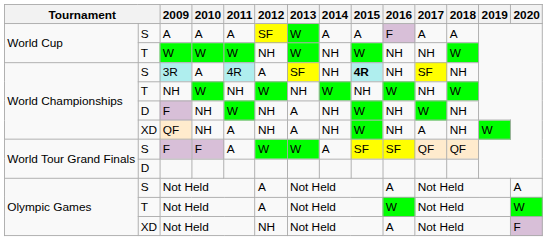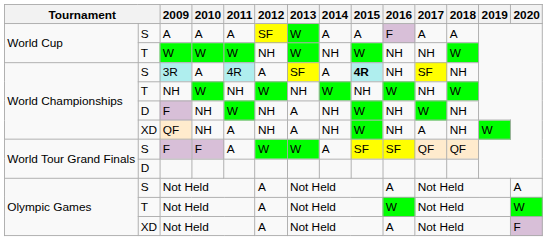(330, 72) NH -> (326, 72) A
(266, 226) NH -> (262, 226) A
